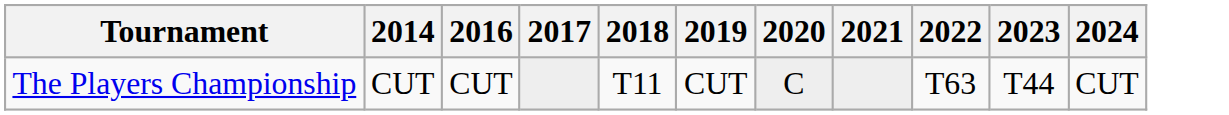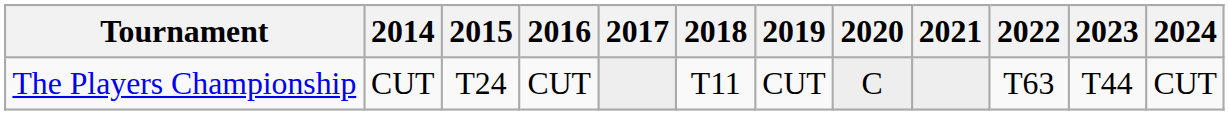+ column: (481, 30)
